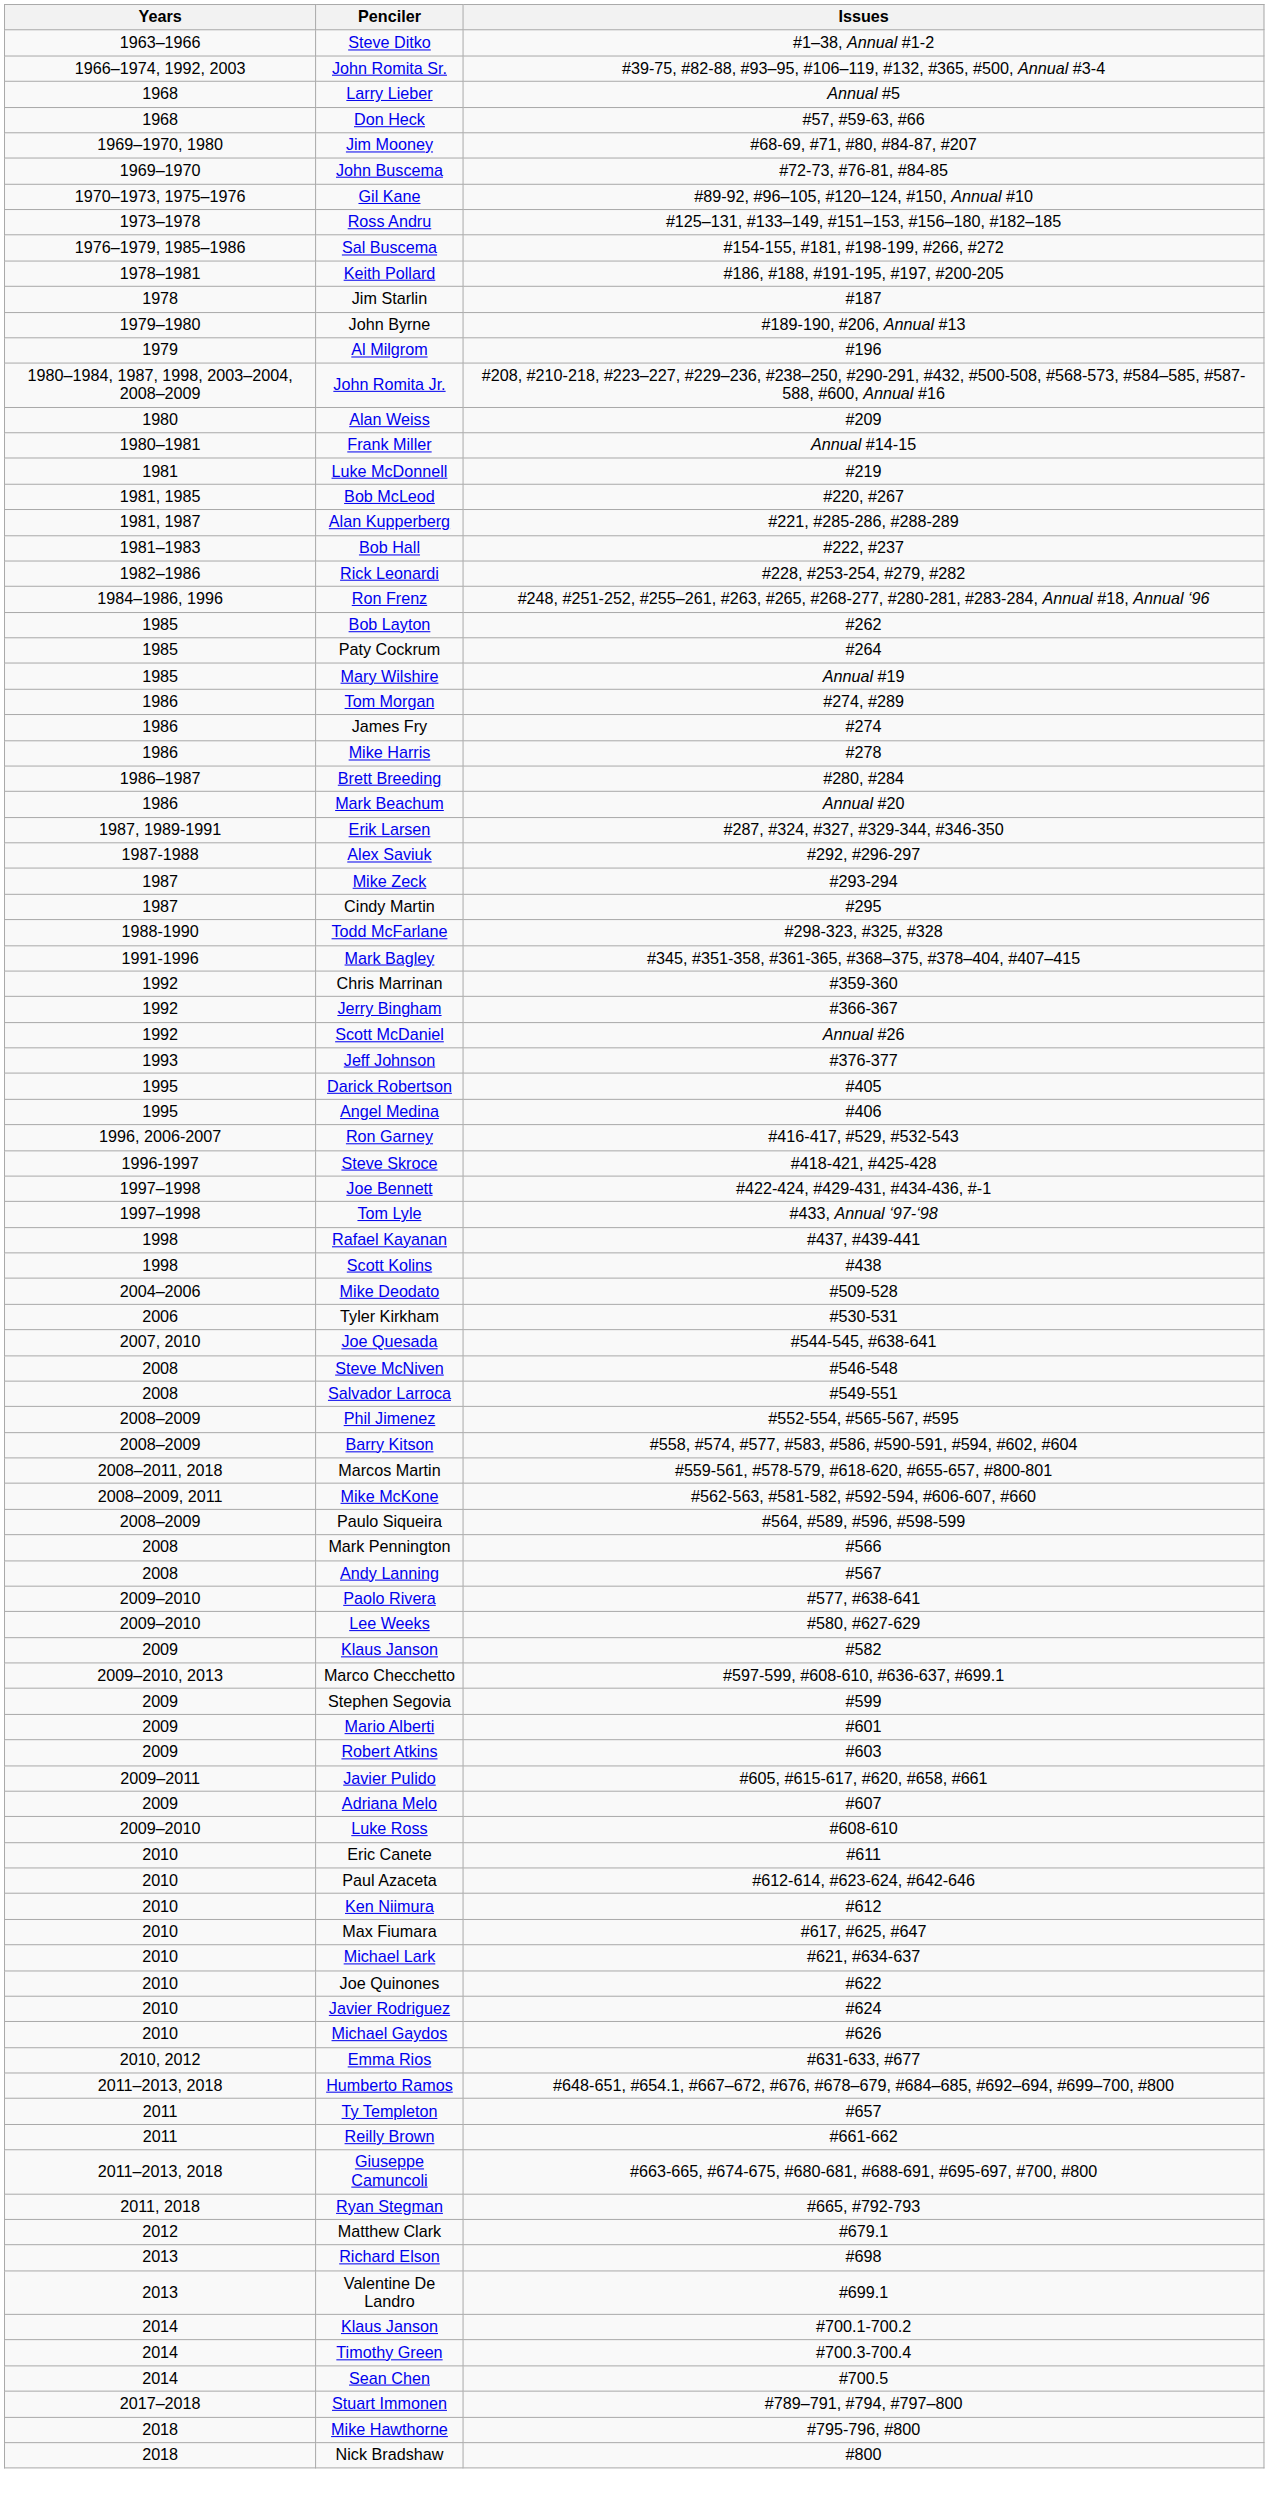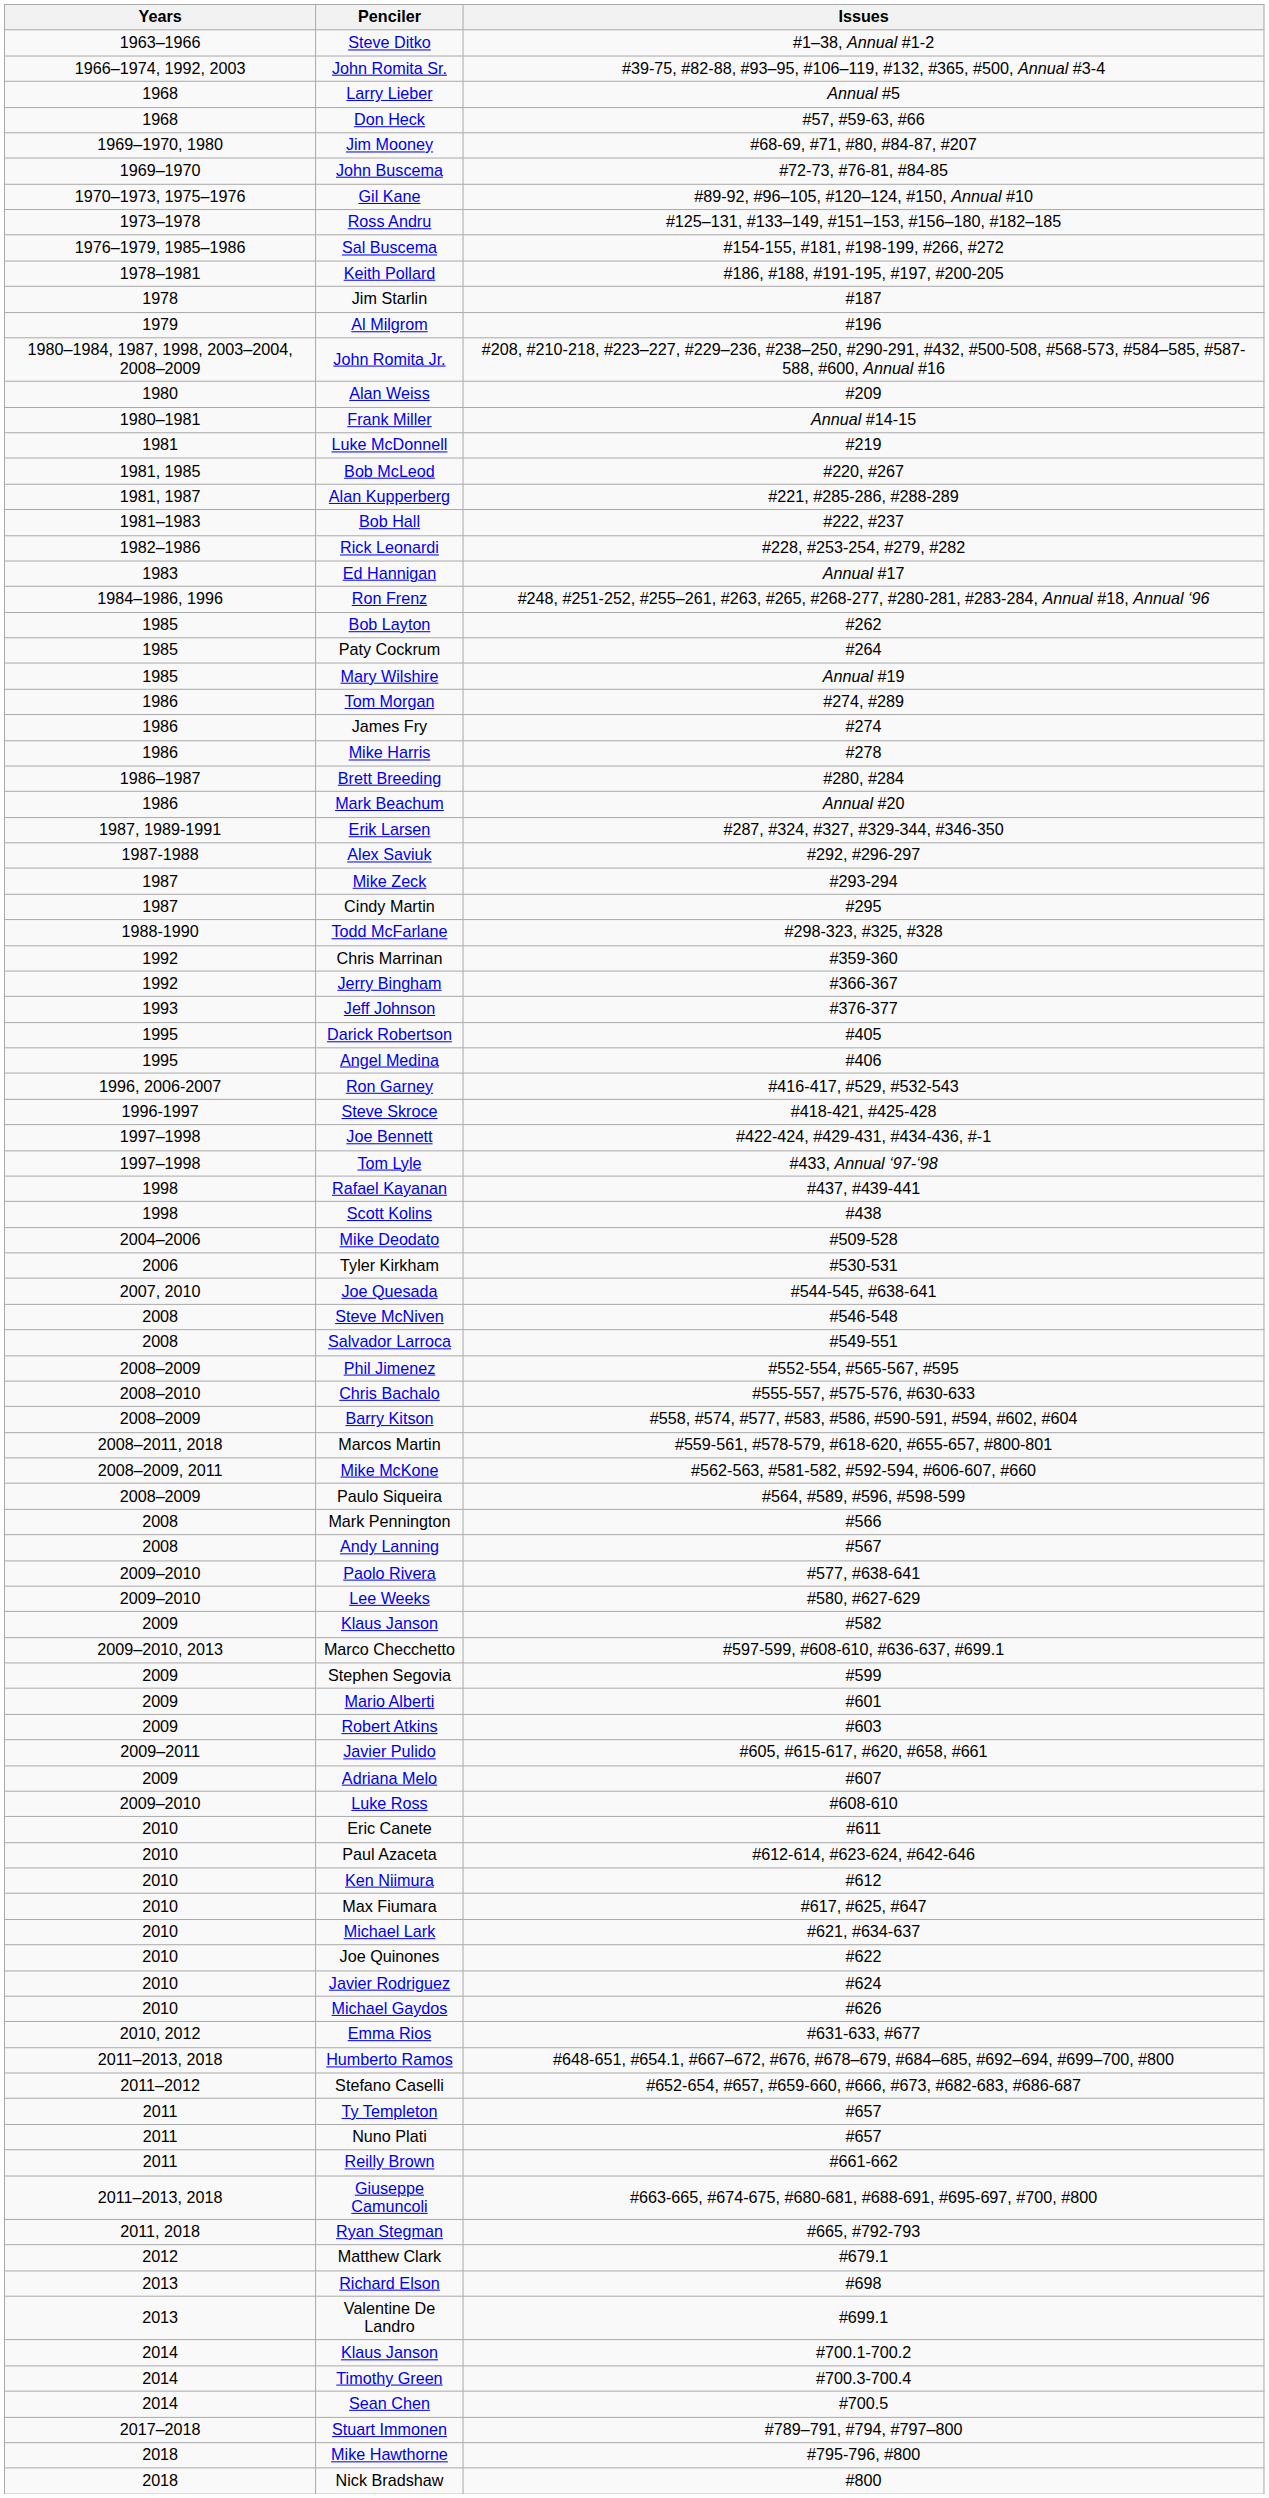- row: (389, 324)
+ row: (389, 573)
- row: (389, 958)
- row: (389, 1035)
+ row: (389, 1393)
+ row: (389, 2085)
+ row: (389, 2137)
